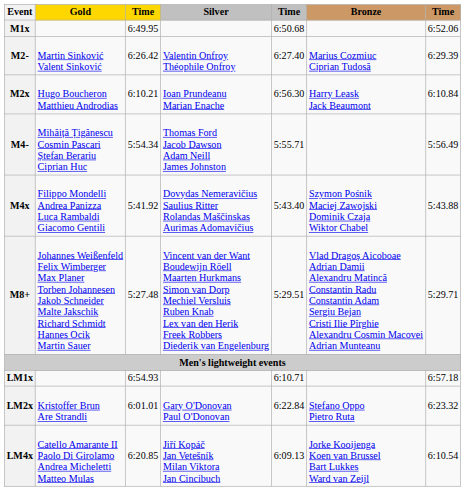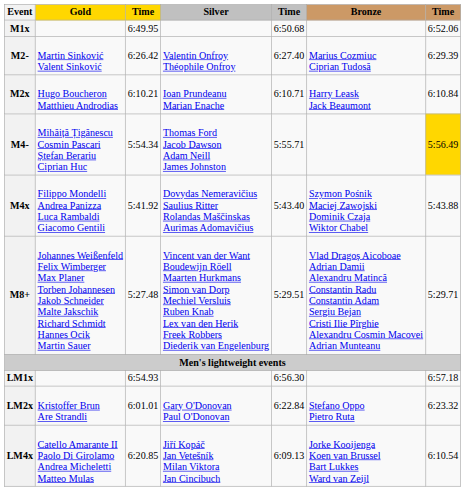(289, 94) 6:56.30 -> (289, 94) 6:10.71
(443, 144) no background -> (443, 144) gold background
(289, 378) 6:10.71 -> (289, 378) 6:56.30
